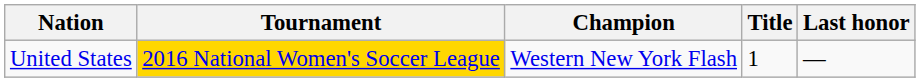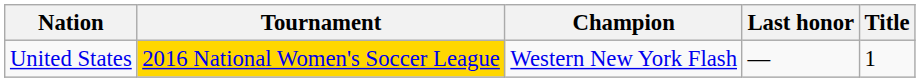columns swapped: (770, 22) <-> (856, 22)
